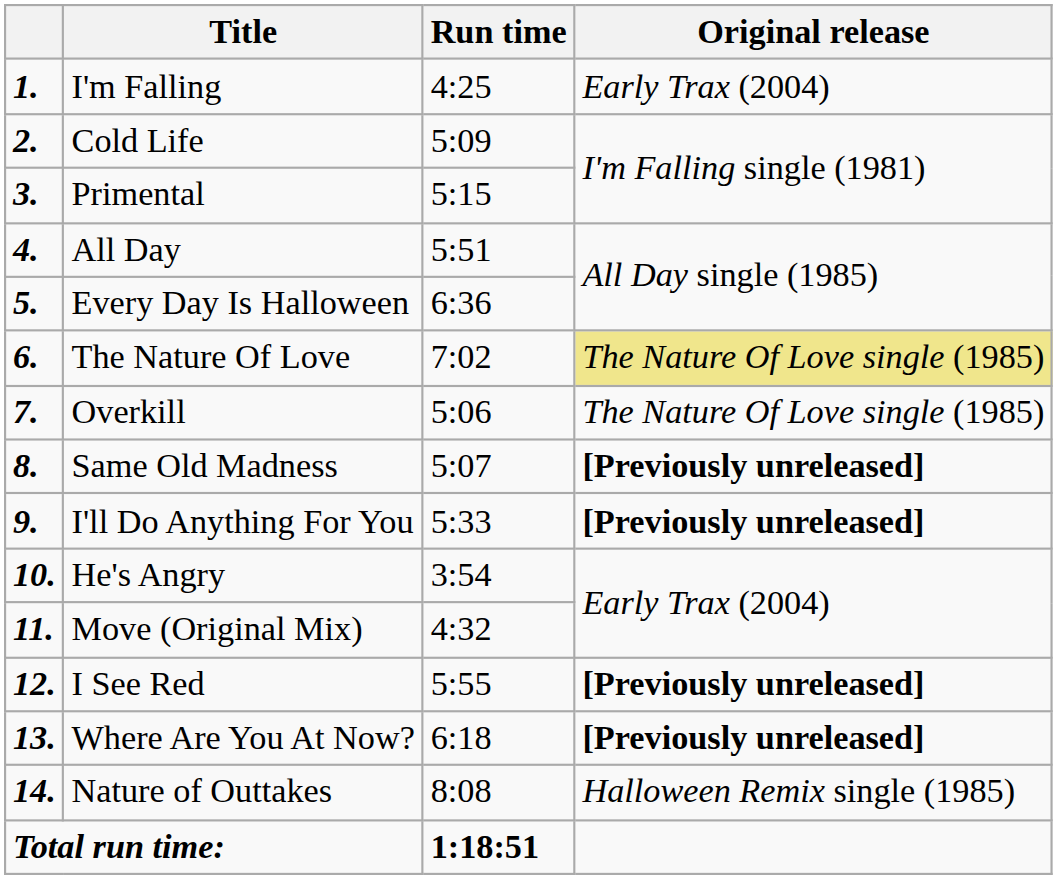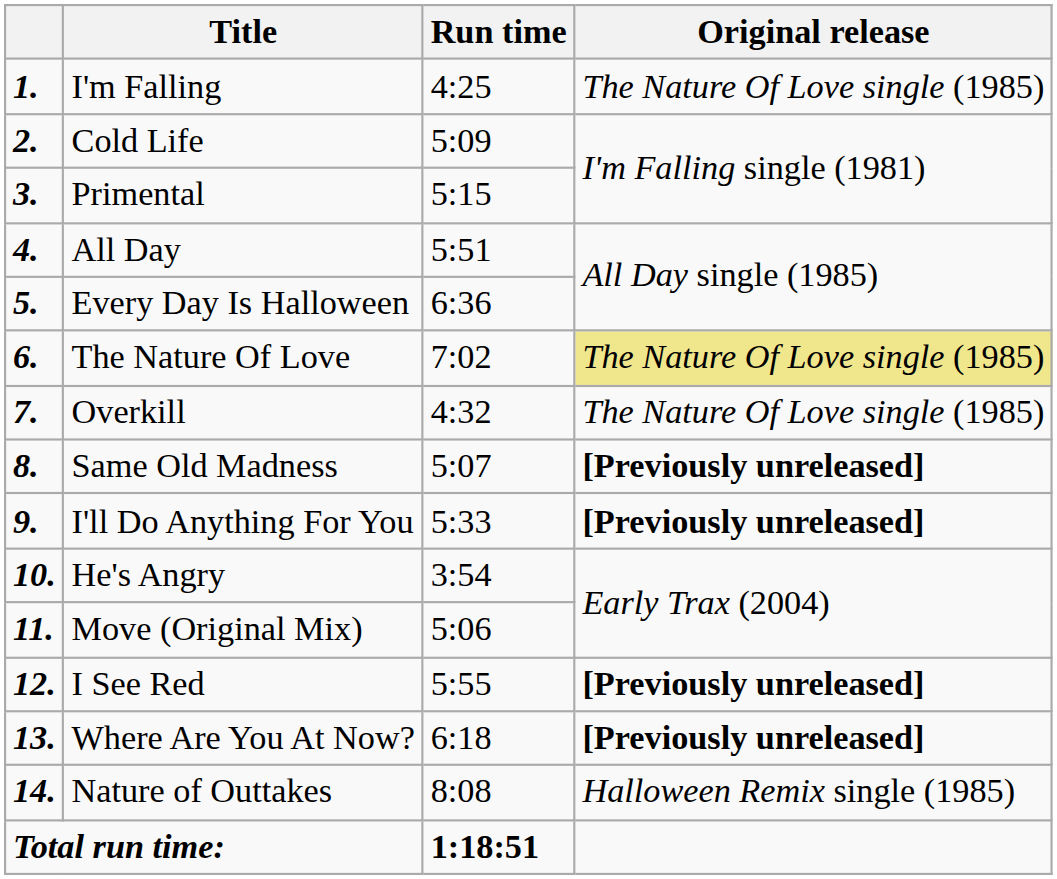(706, 85) Early Trax (2004) -> (813, 85) The Nature Of Love single (1985)
(461, 411) 5:06 -> (461, 411) 4:32
(461, 628) 4:32 -> (461, 628) 5:06
